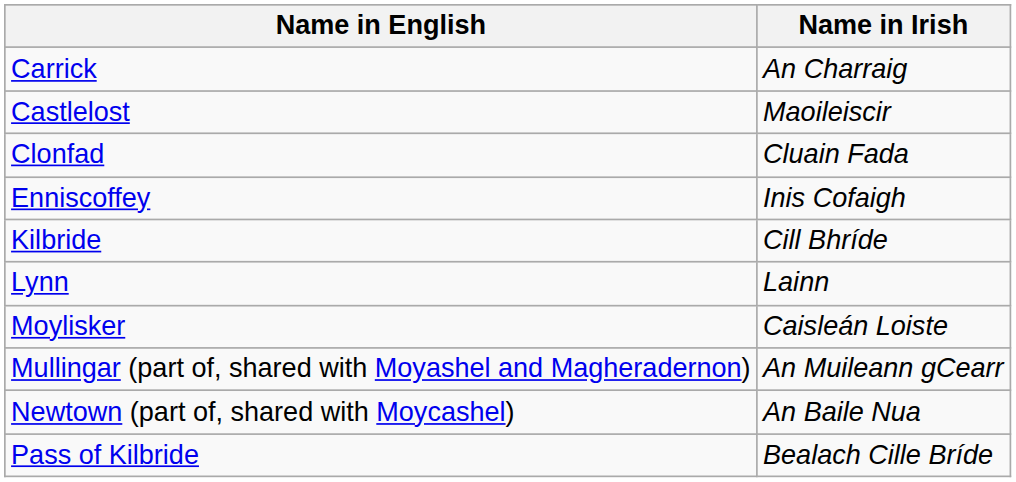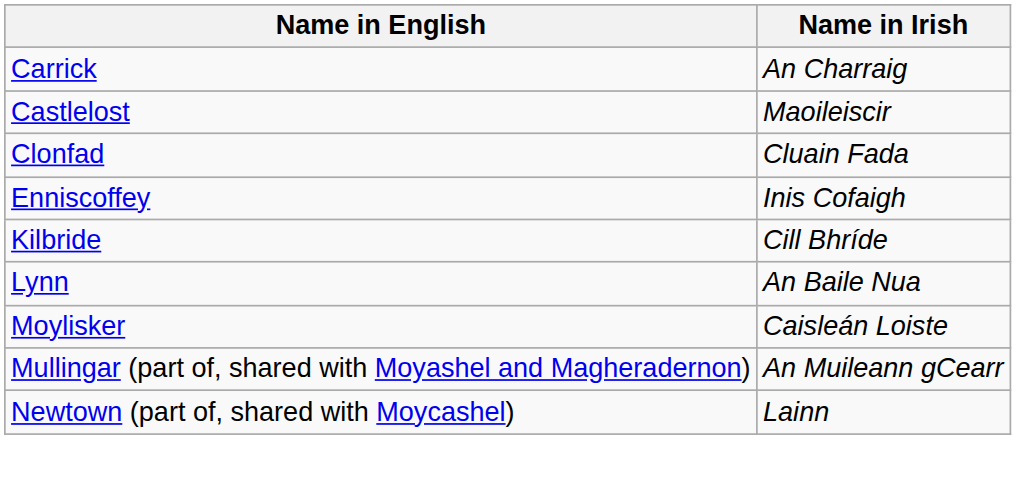(796, 283) Lainn -> (842, 283) An Baile Nua
(842, 411) An Baile Nua -> (796, 411) Lainn
- row: (105, 454)
